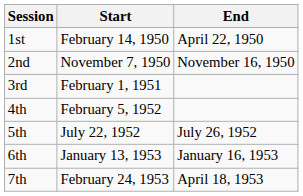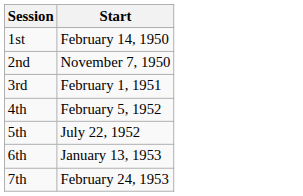- column: (236, 16)
